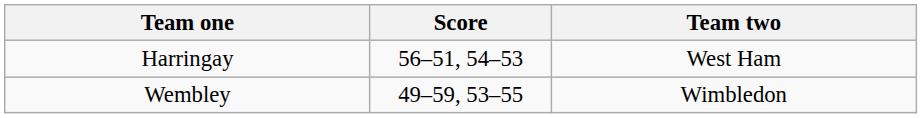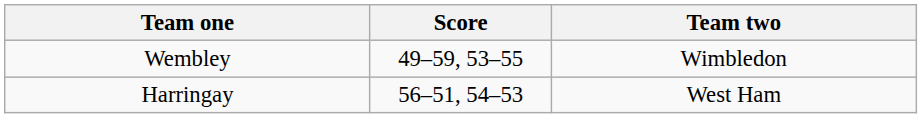rows swapped: (187, 94) <-> (187, 58)
